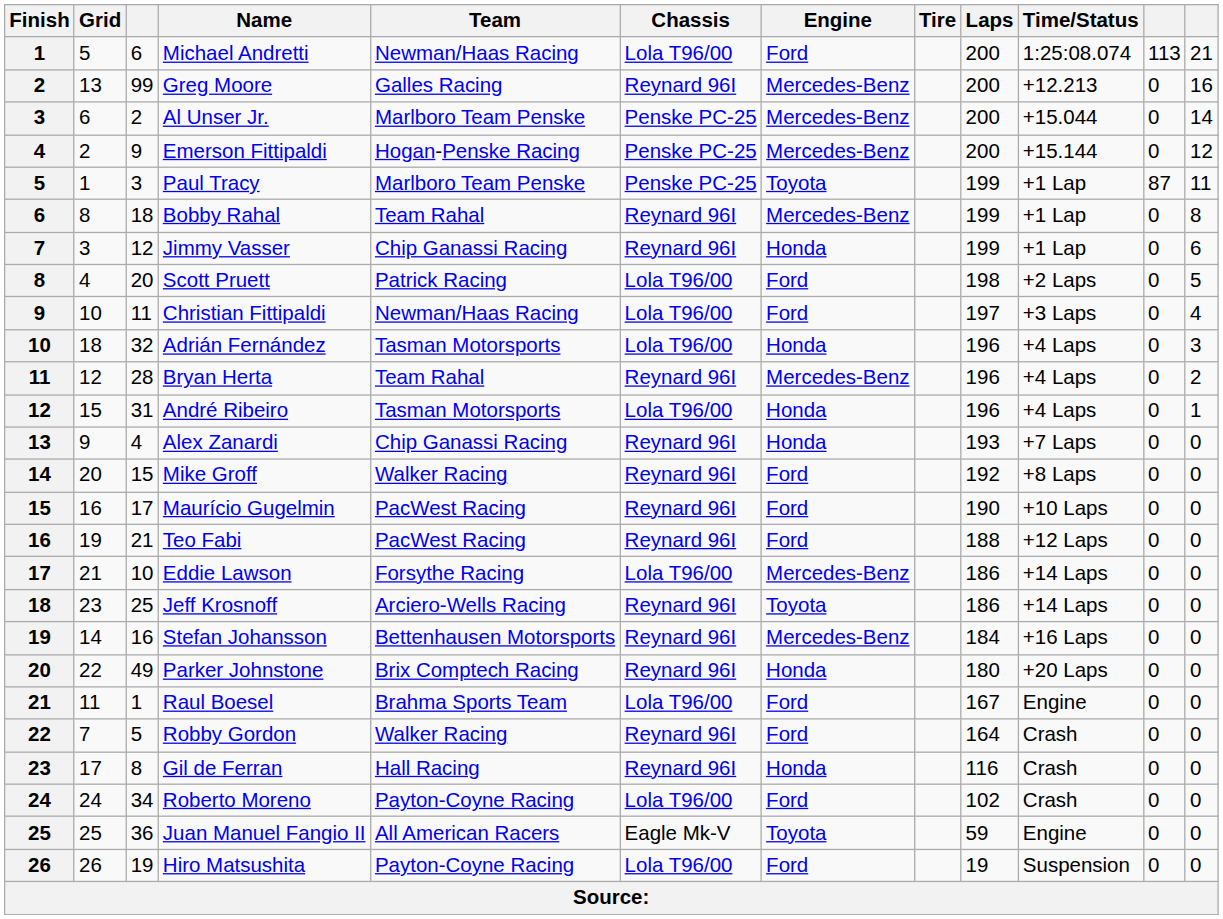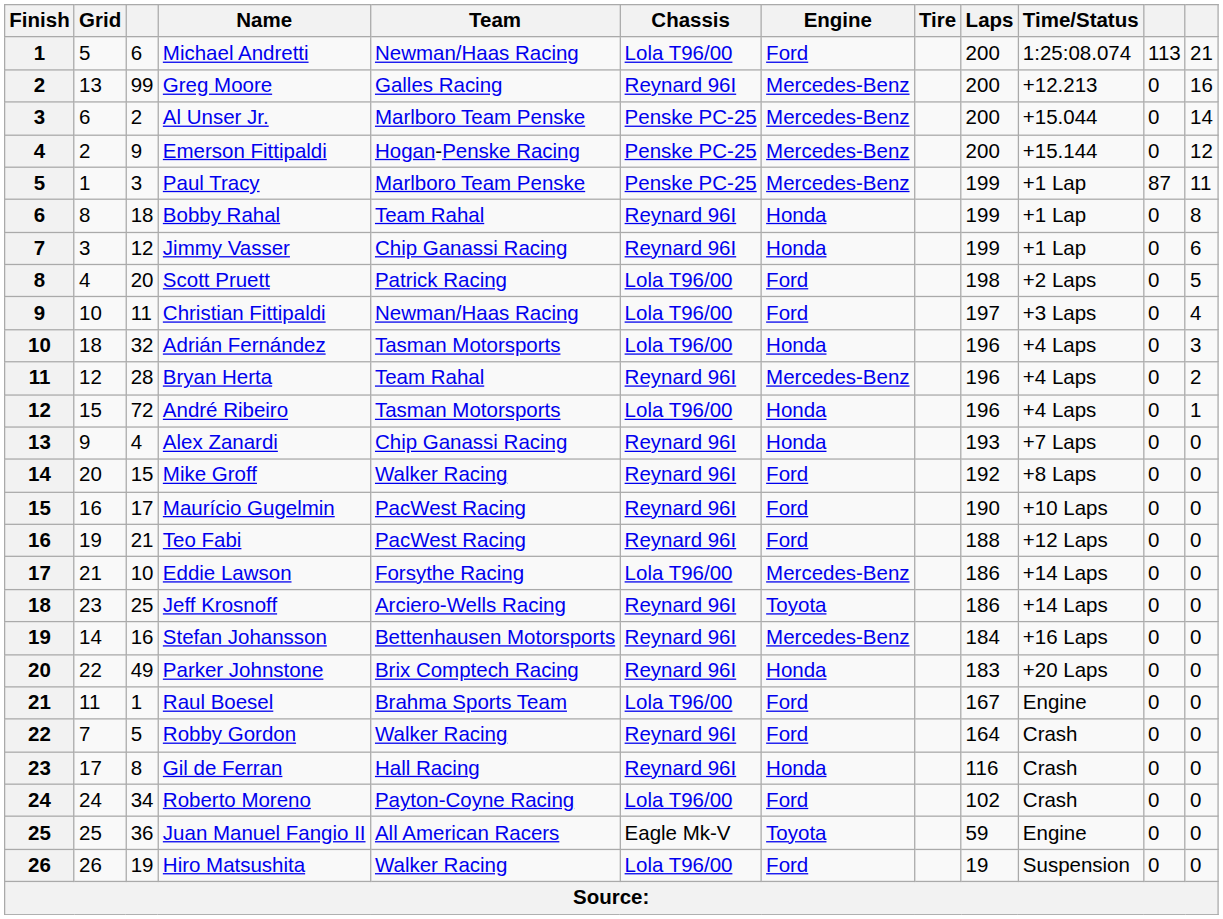(796, 183) Toyota -> (838, 183) Mercedes-Benz
(838, 215) Mercedes-Benz -> (796, 215) Honda
(142, 410) 31 -> (142, 410) 72
(983, 670) 180 -> (983, 670) 183
(475, 865) Payton-Coyne Racing -> (441, 865) Walker Racing
